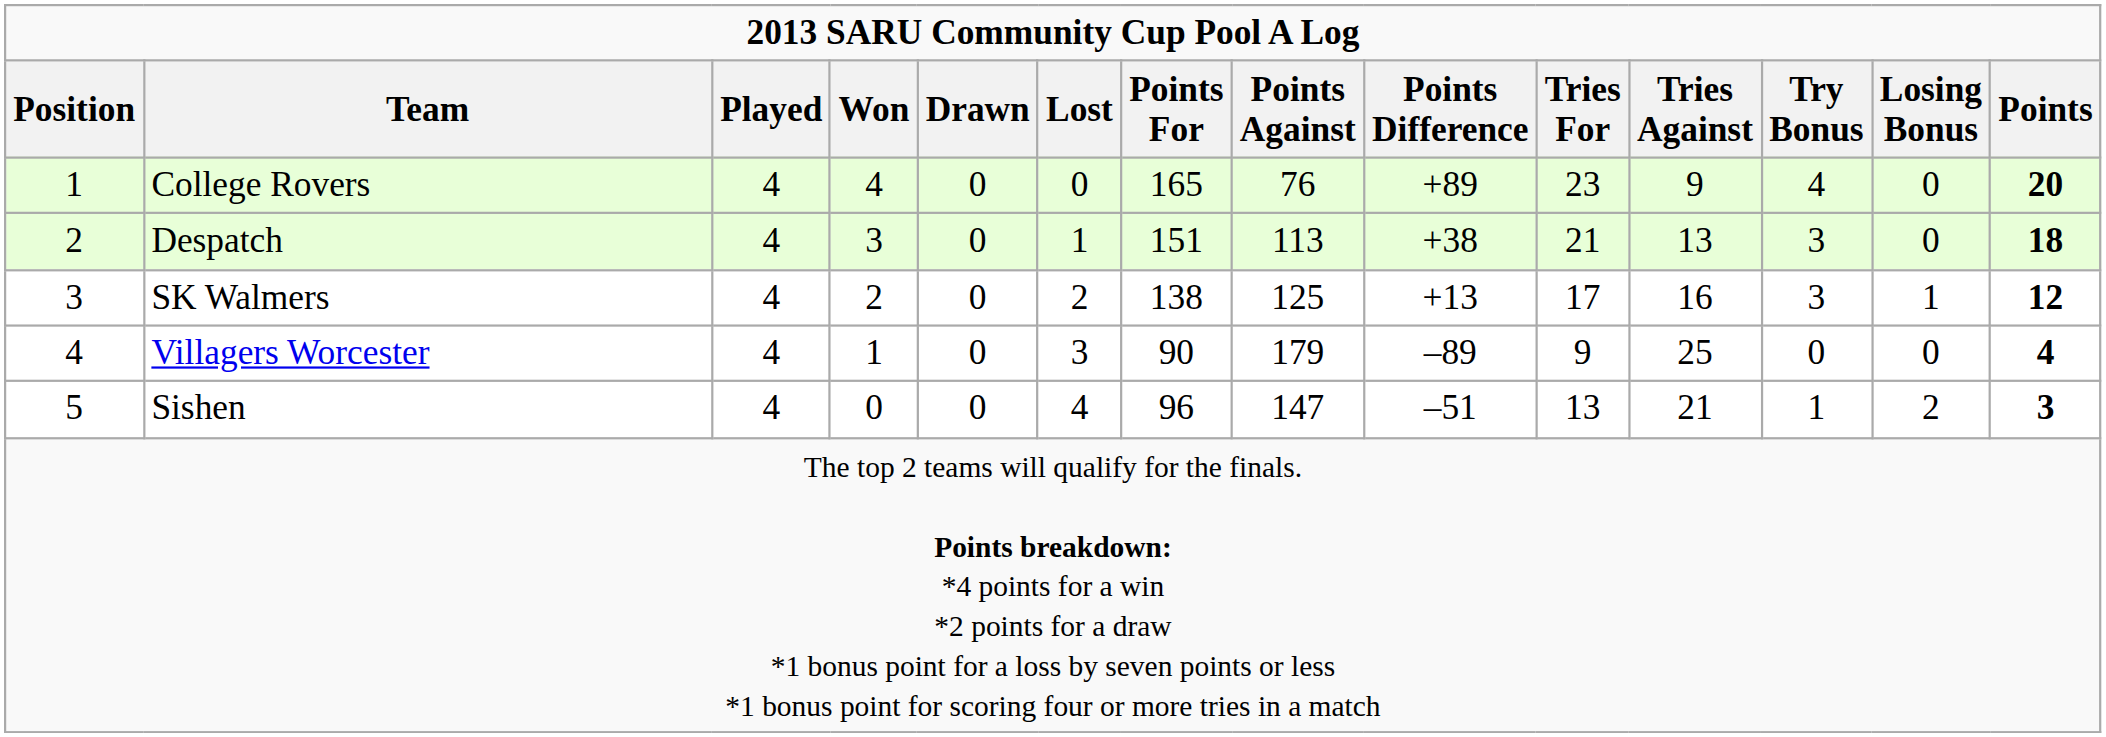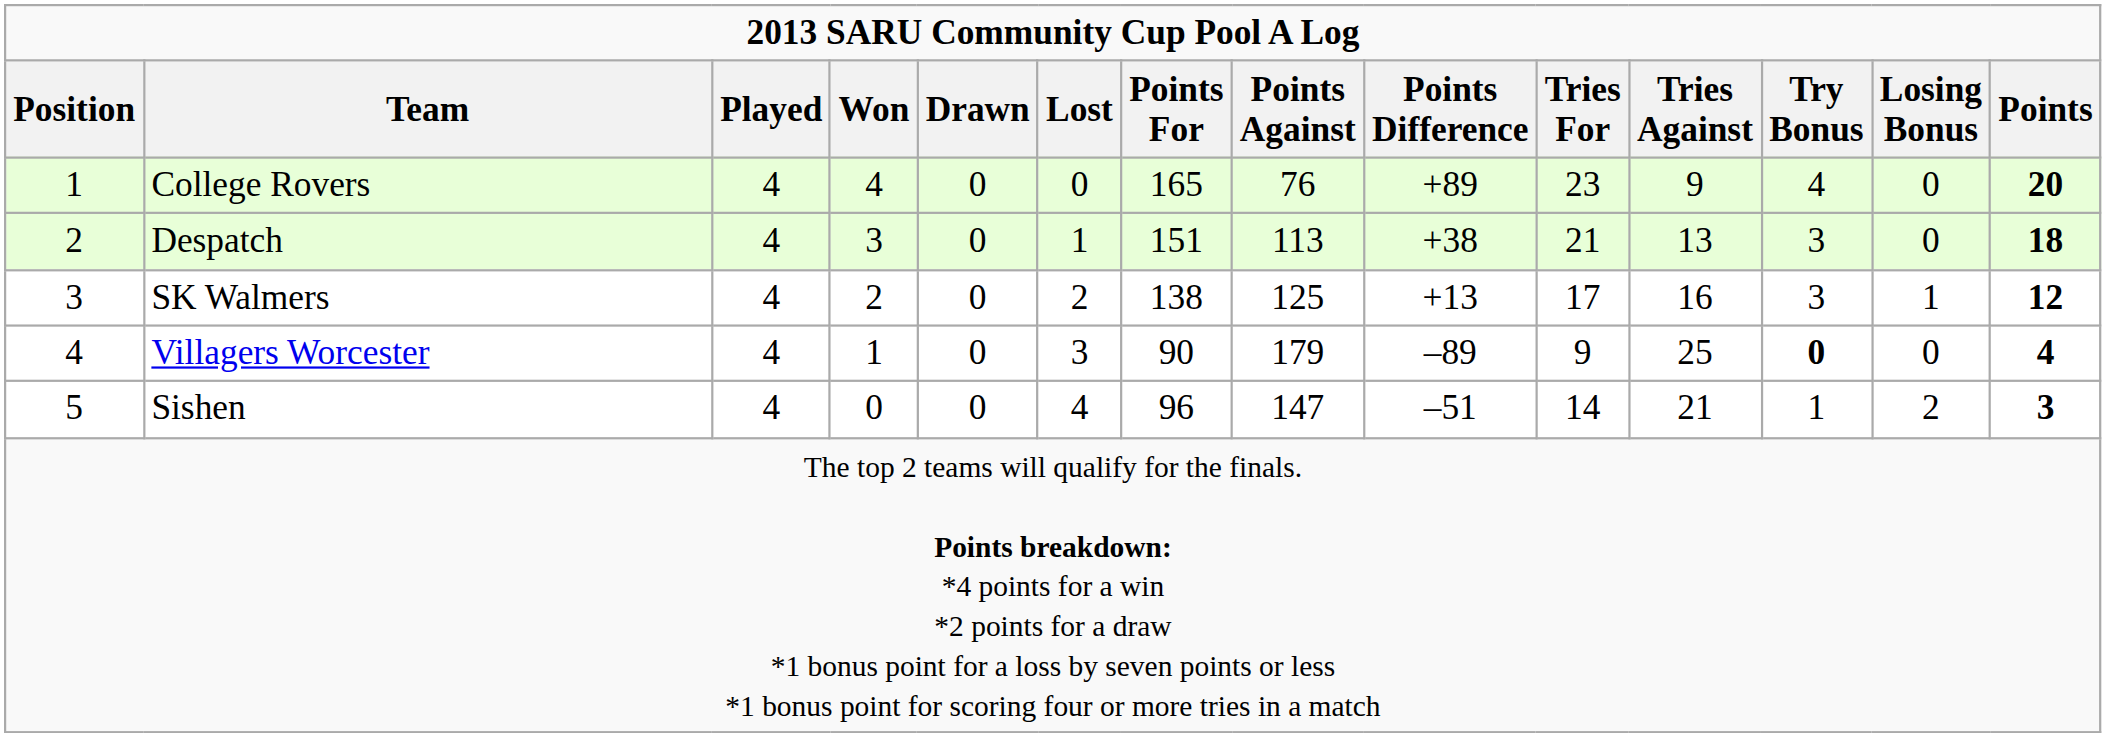(1816, 352) normal -> (1816, 352) bold
(1583, 408) 13 -> (1583, 408) 14
